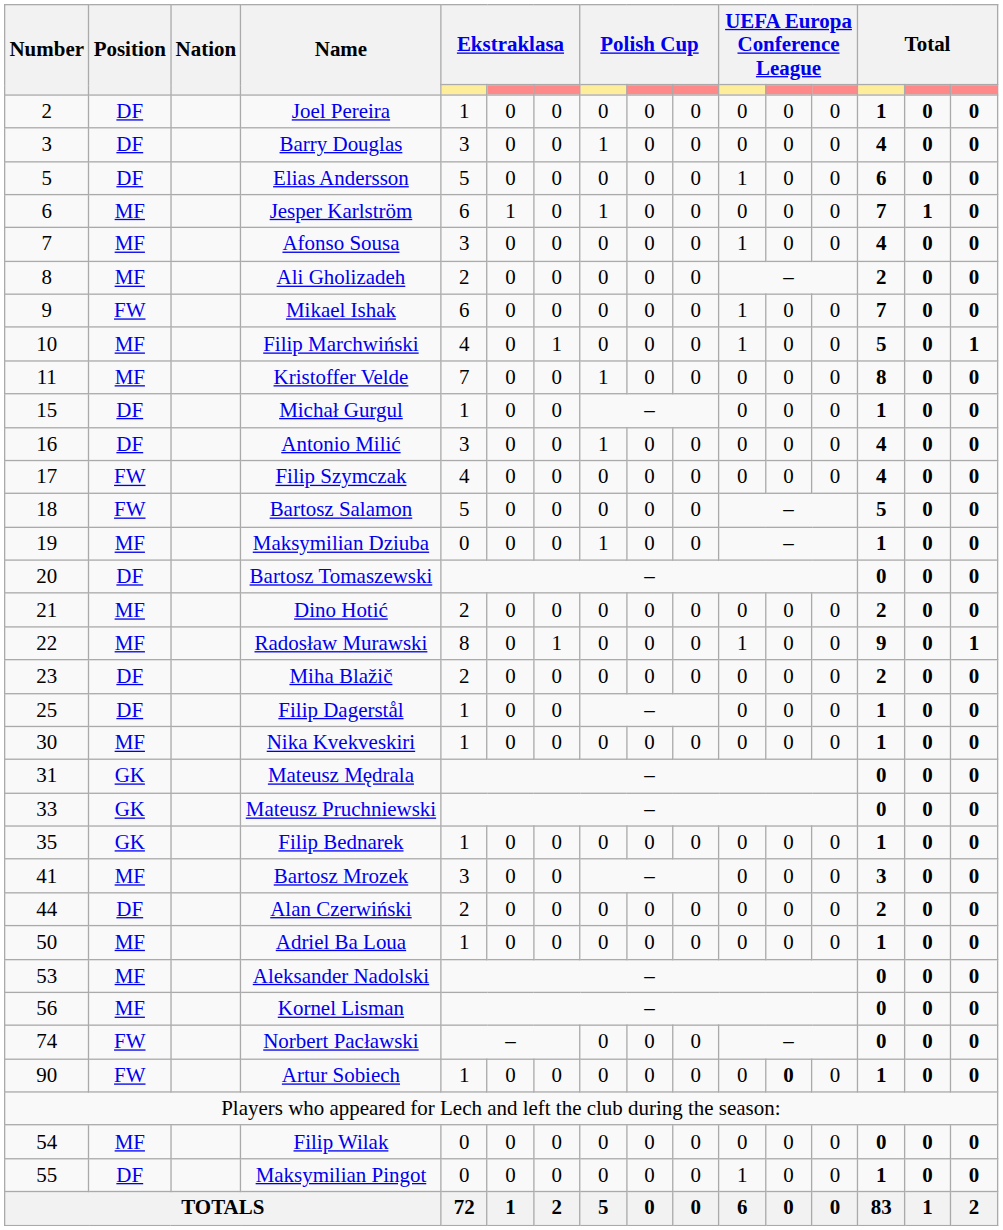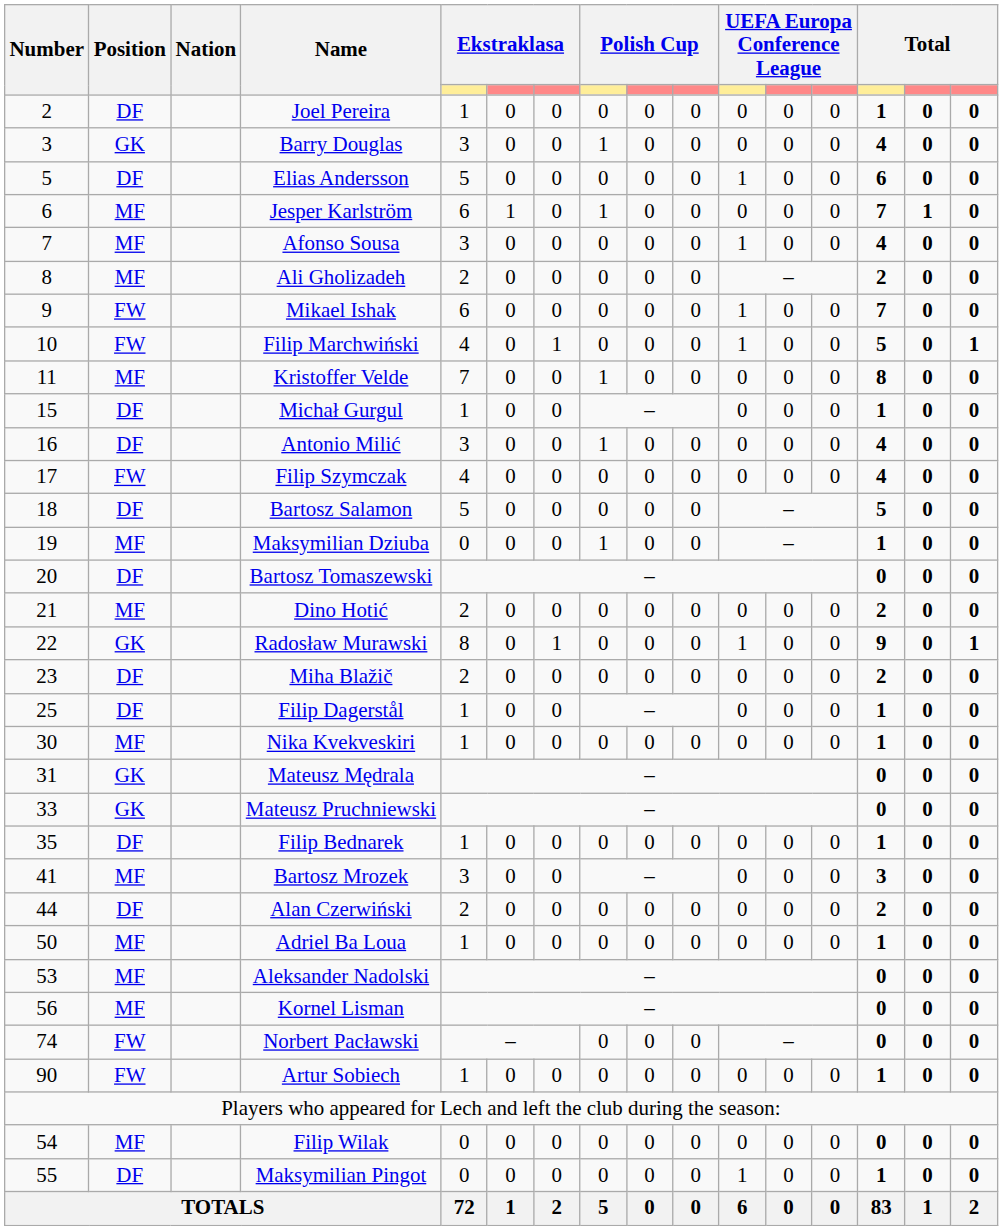(130, 144) DF -> (130, 144) GK
(130, 343) MF -> (130, 343) FW
(130, 510) FW -> (130, 510) DF
(130, 643) MF -> (130, 643) GK
(130, 842) GK -> (130, 842) DF
(789, 1075) bold -> (789, 1075) normal
